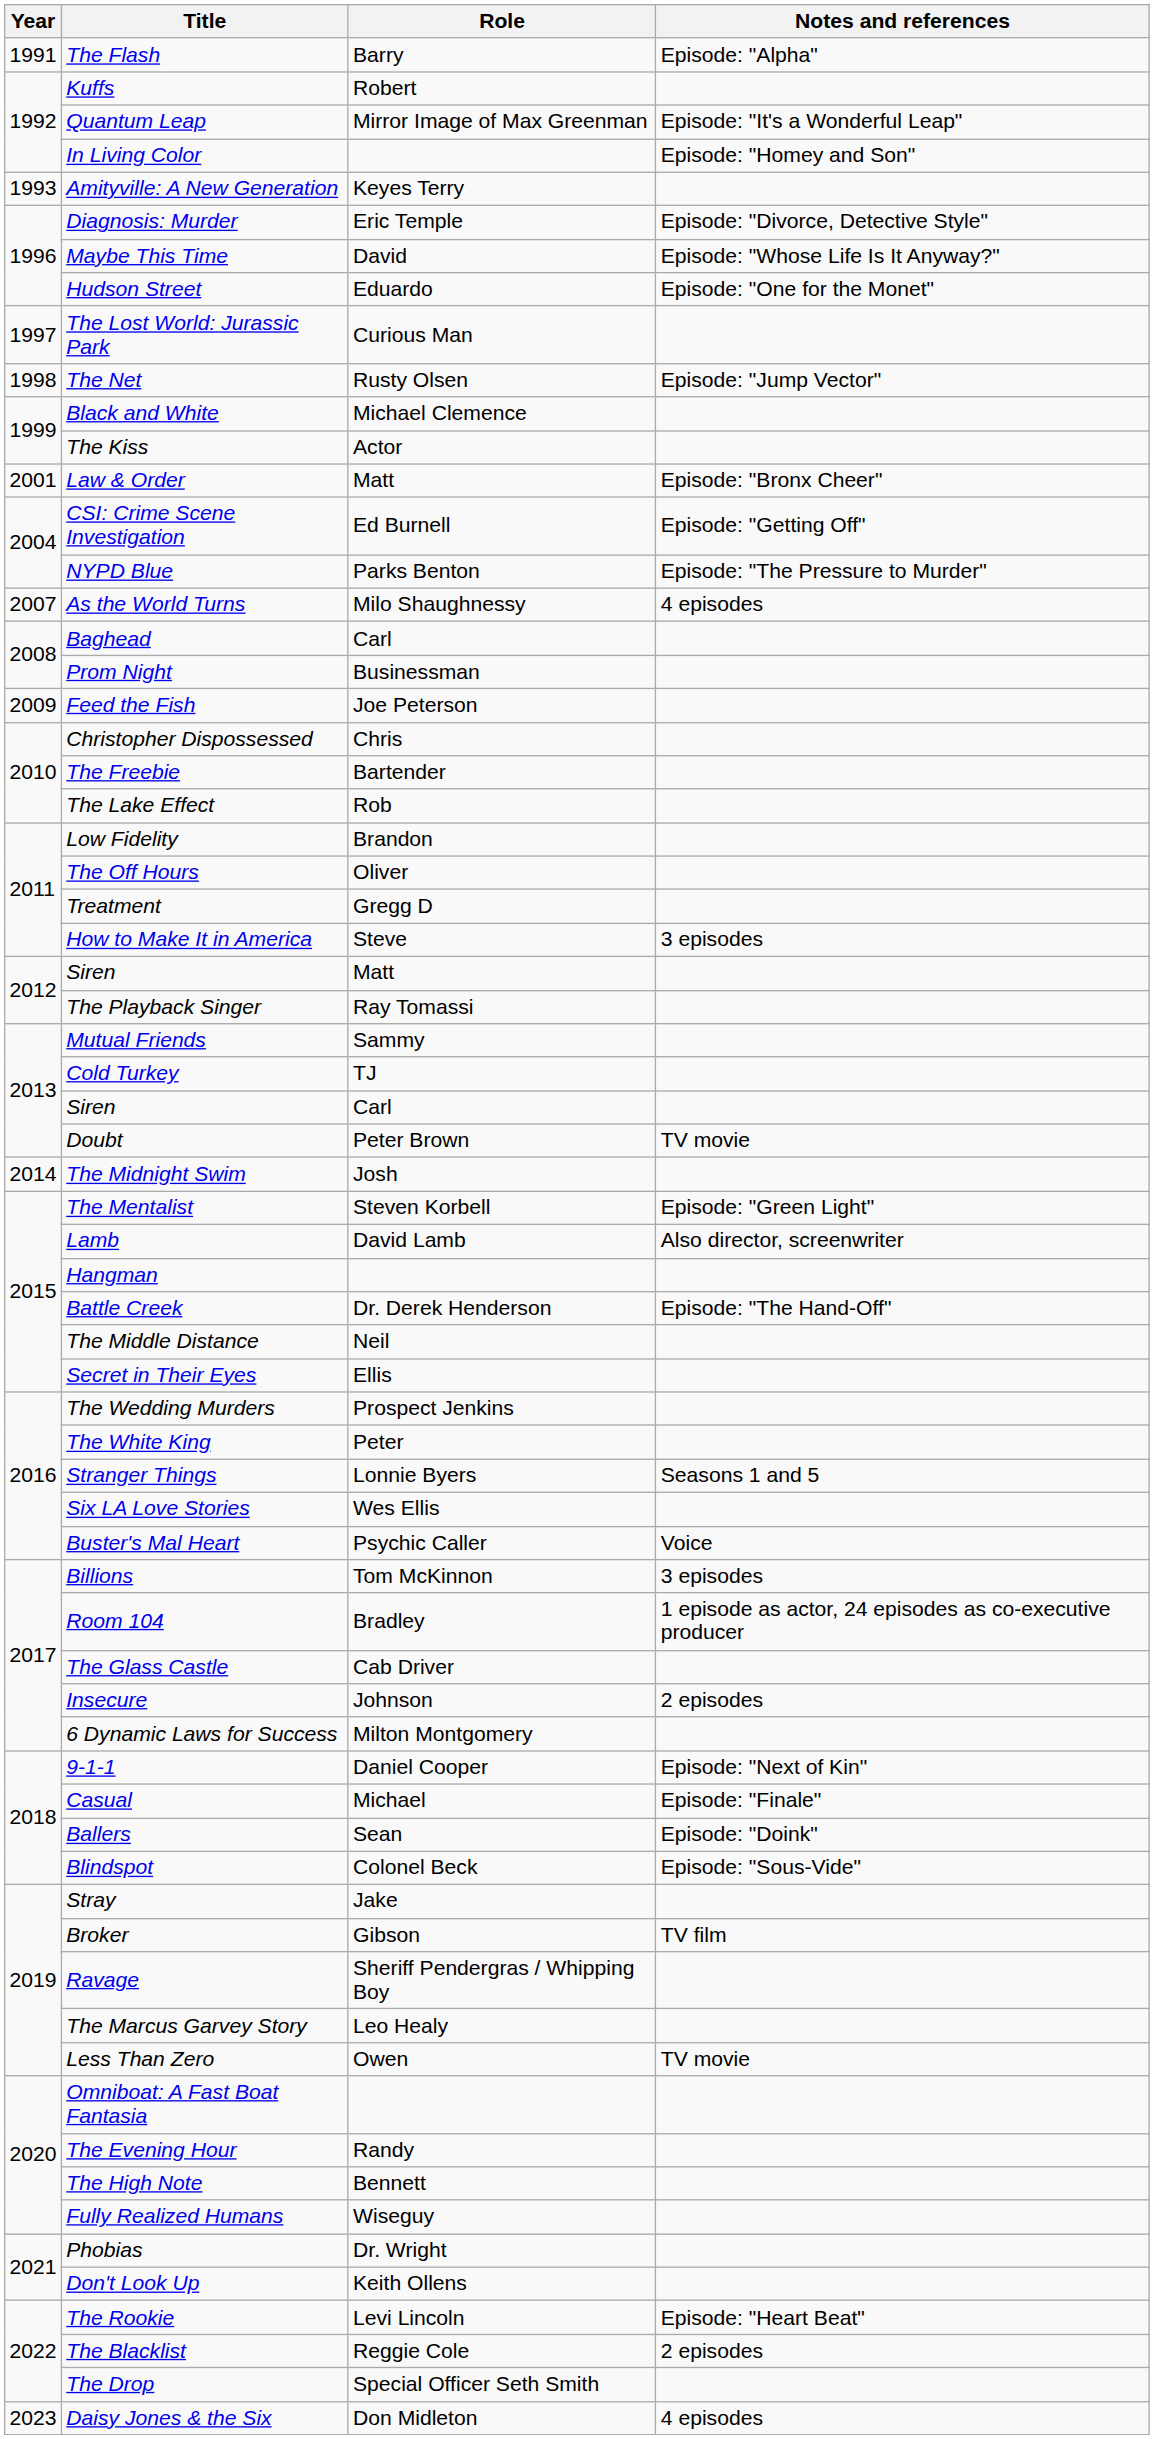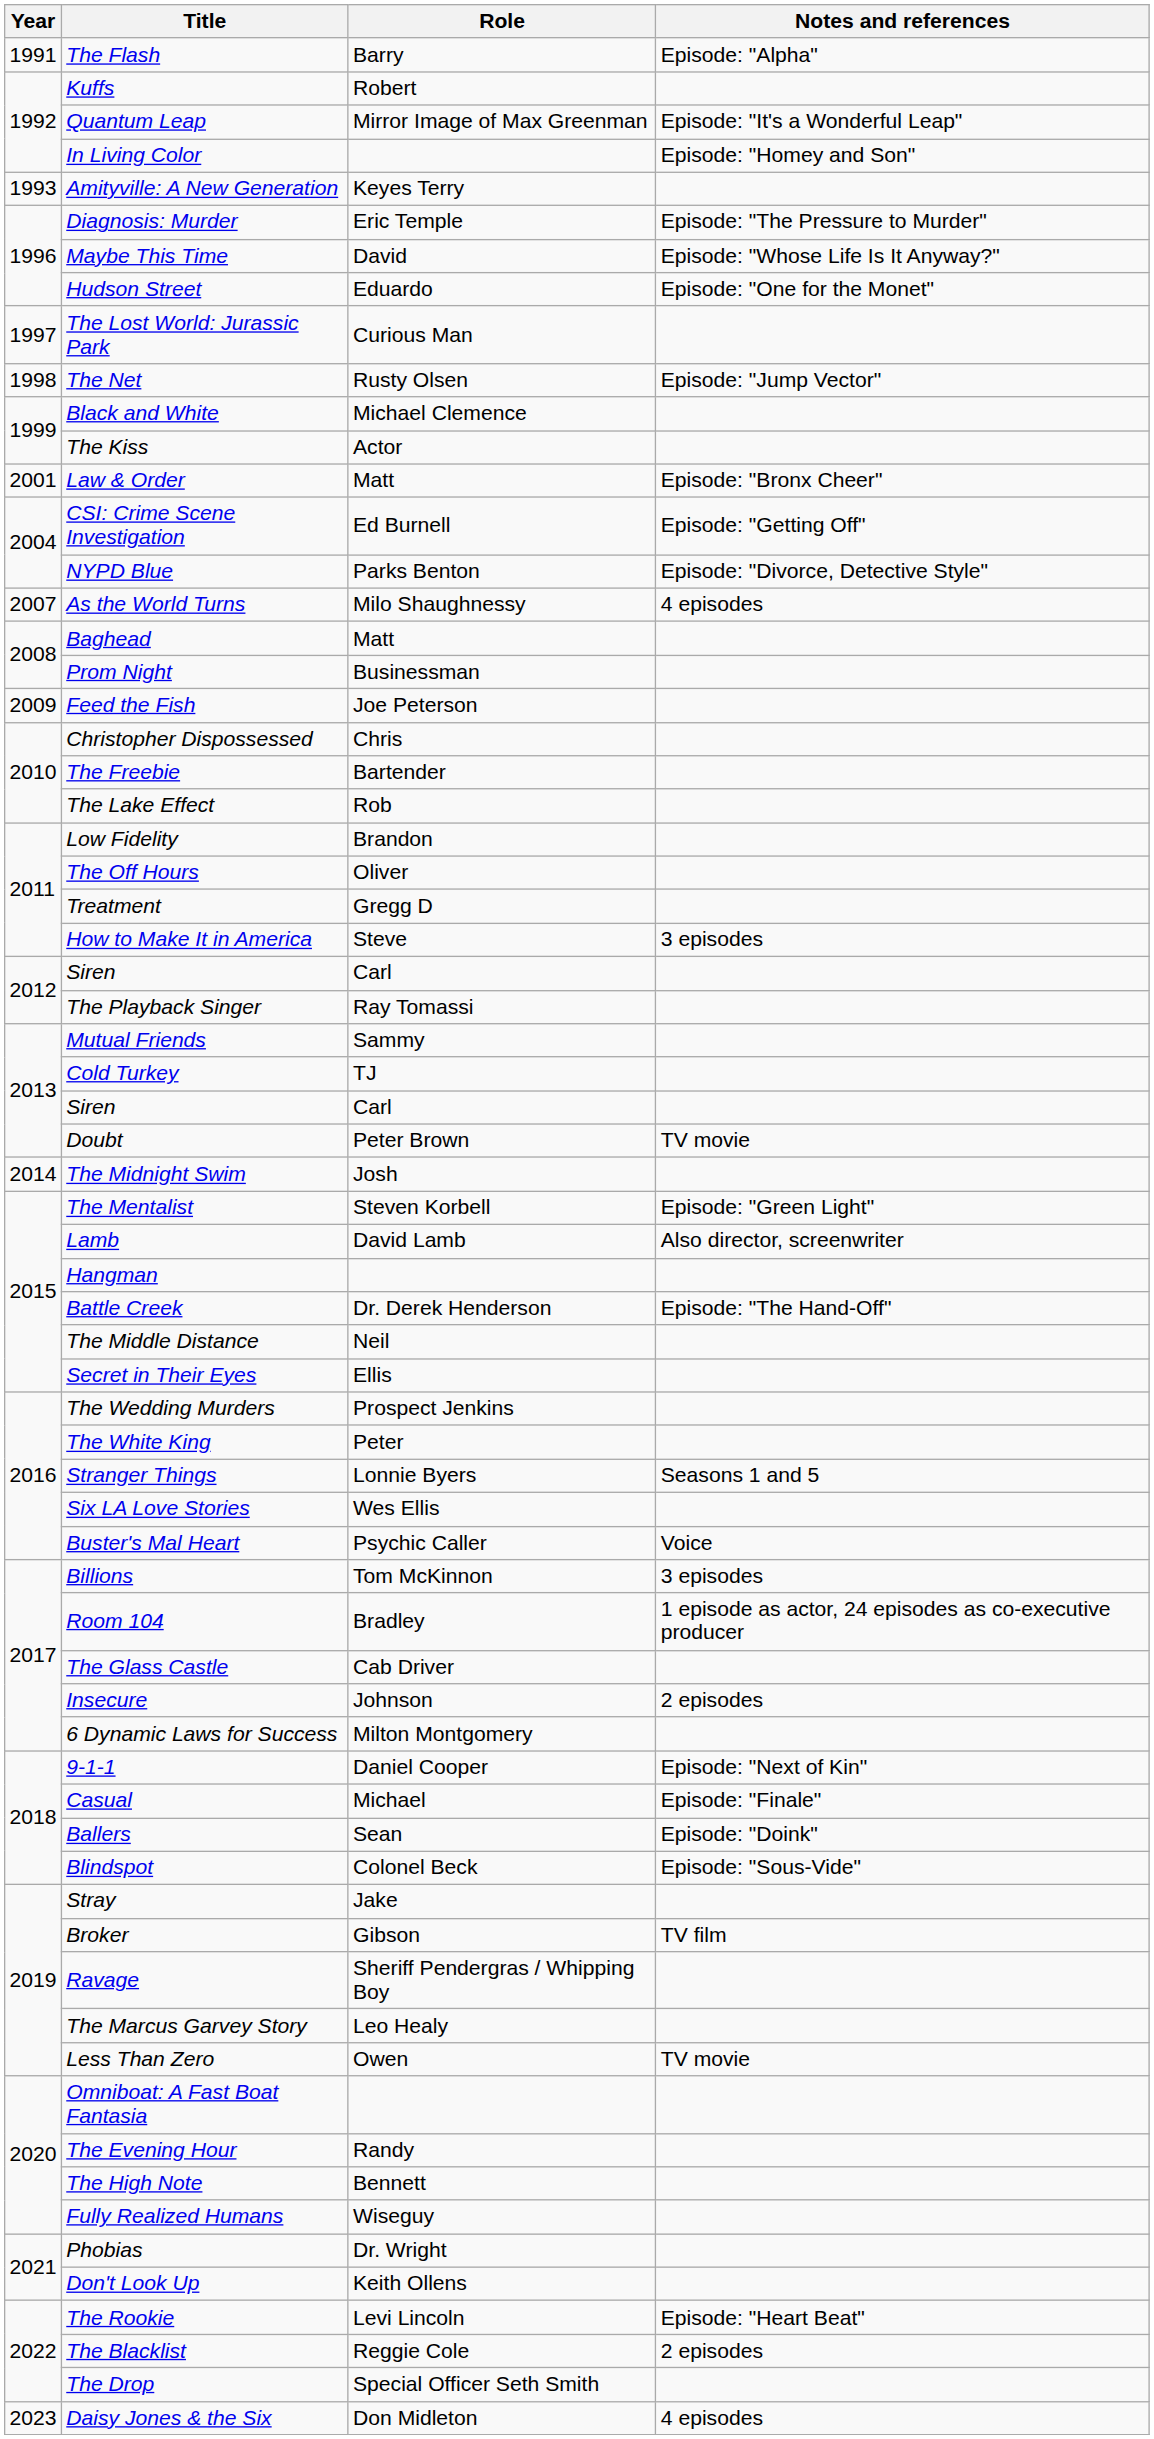(824, 222) Episode: "Divorce, Detective Style" -> (824, 222) Episode: "The Pressure to Murder"
(824, 571) Episode: "The Pressure to Murder" -> (824, 571) Episode: "Divorce, Detective Style"
(372, 638) Carl -> (374, 638) Matt
(374, 973) Matt -> (372, 973) Carl
